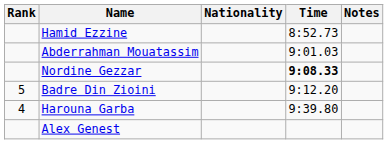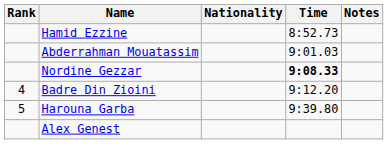(22, 91) 5 -> (22, 91) 4
(22, 110) 4 -> (22, 110) 5
